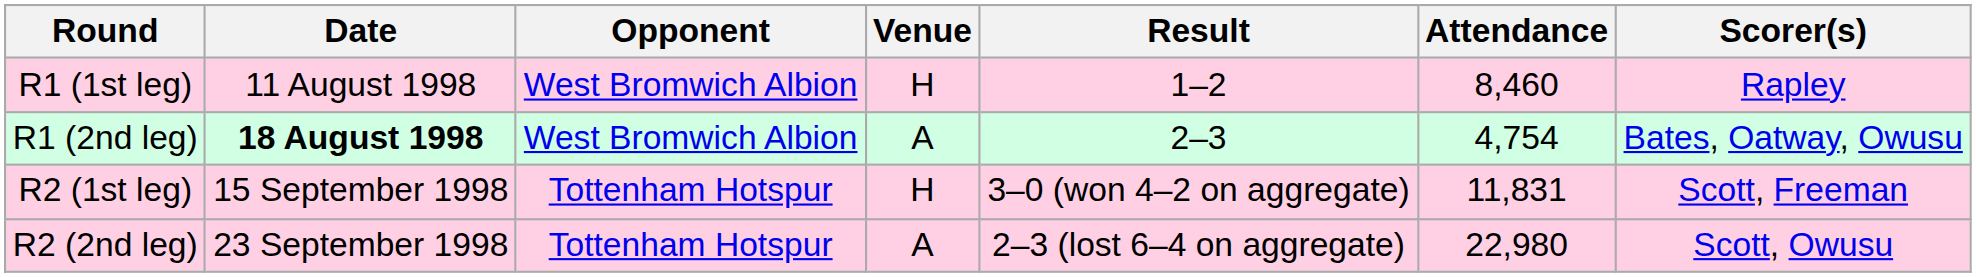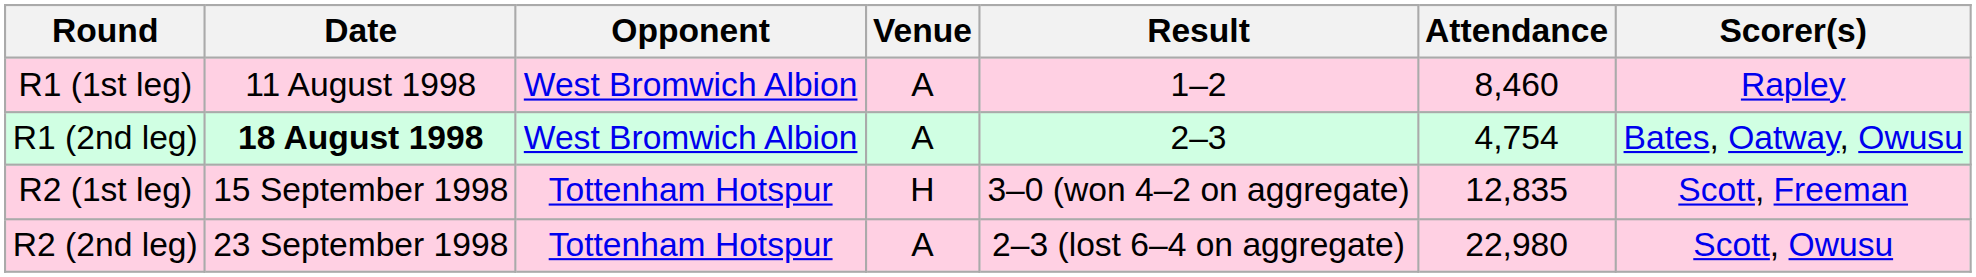(922, 84) H -> (922, 84) A
(1517, 191) 11,831 -> (1517, 191) 12,835
